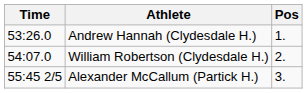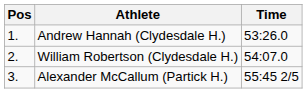columns swapped: (287, 14) <-> (35, 14)
